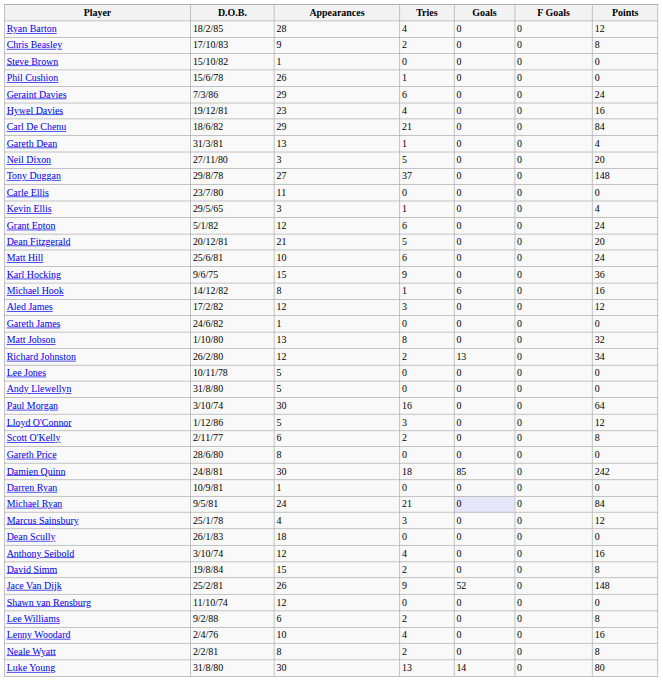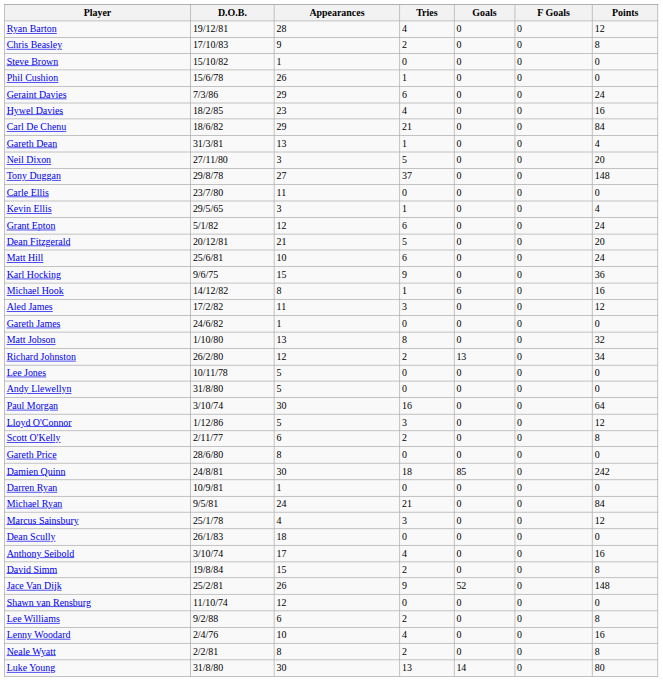(208, 29) 18/2/85 -> (211, 29) 19/12/81
(211, 111) 19/12/81 -> (208, 111) 18/2/85
(282, 308) 12 -> (281, 308) 11
(459, 504) lavender background -> (459, 504) no background
(282, 553) 12 -> (282, 553) 17
